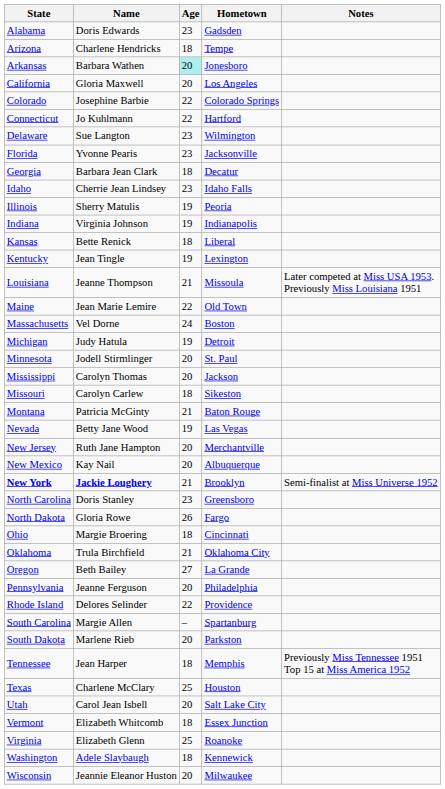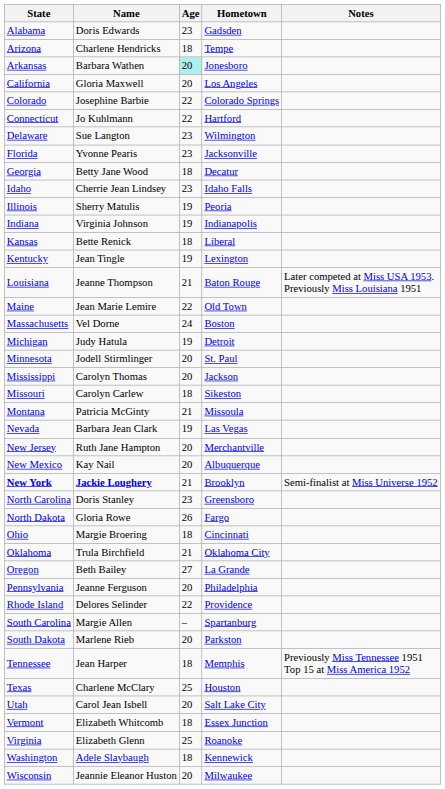(117, 171) Barbara Jean Clark -> (112, 171) Betty Jane Wood
(224, 282) Missoula -> (232, 282) Baton Rouge
(232, 412) Baton Rouge -> (224, 412) Missoula
(112, 429) Betty Jane Wood -> (117, 429) Barbara Jean Clark
